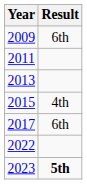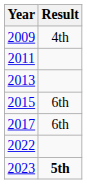(60, 37) 6th -> (60, 37) 4th
(60, 102) 4th -> (60, 102) 6th
